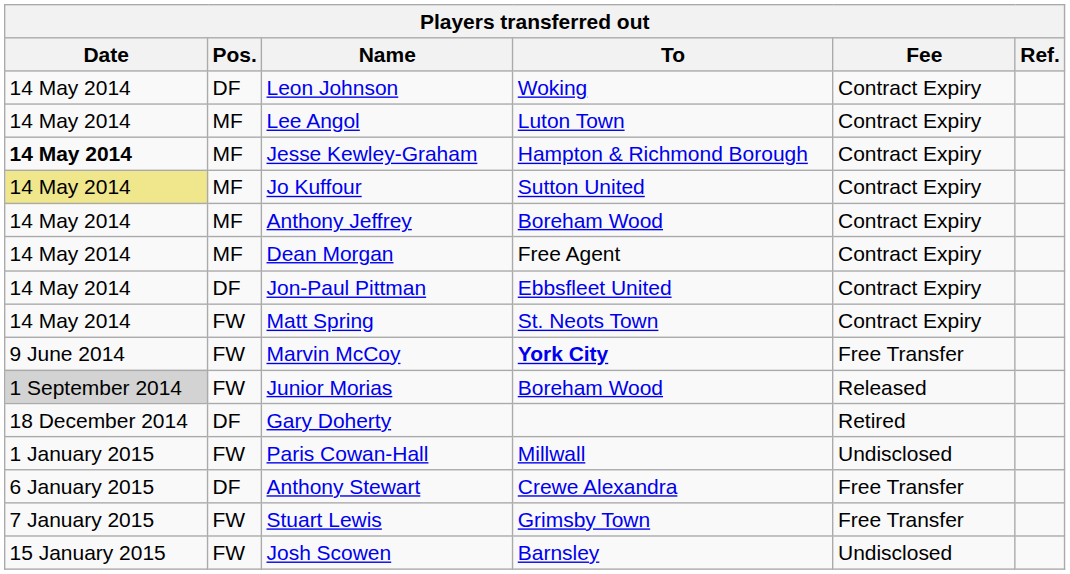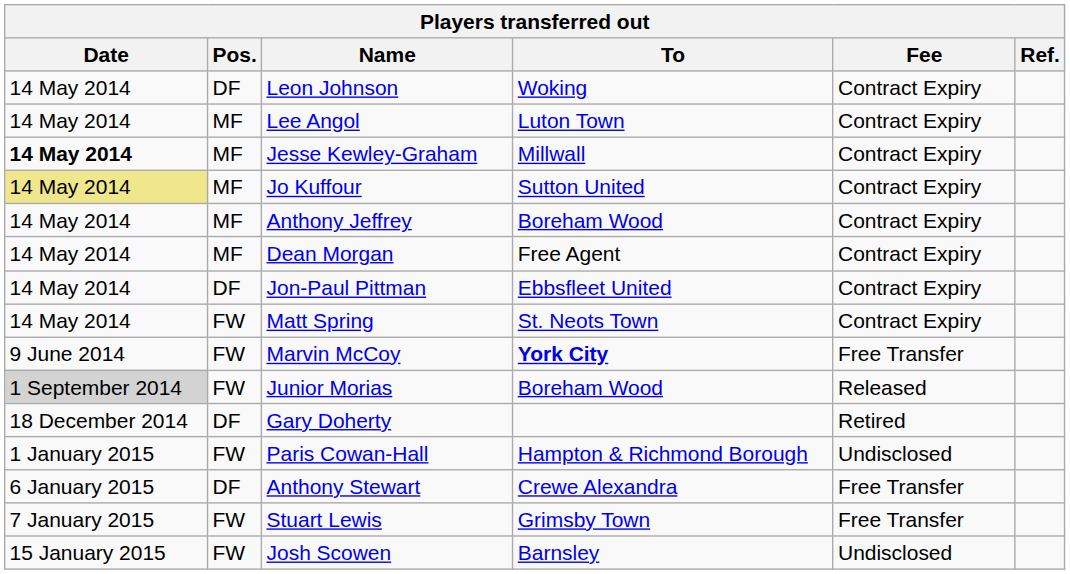(663, 154) Hampton & Richmond Borough -> (552, 154) Millwall
(552, 453) Millwall -> (663, 453) Hampton & Richmond Borough
